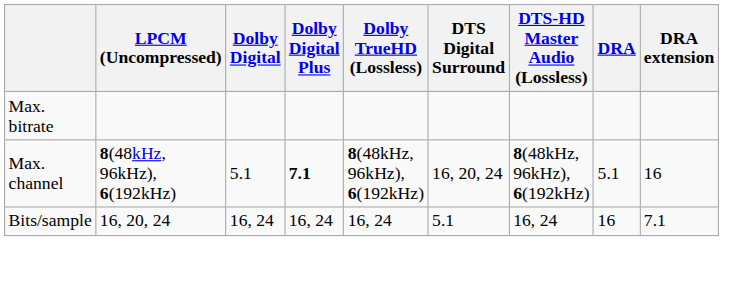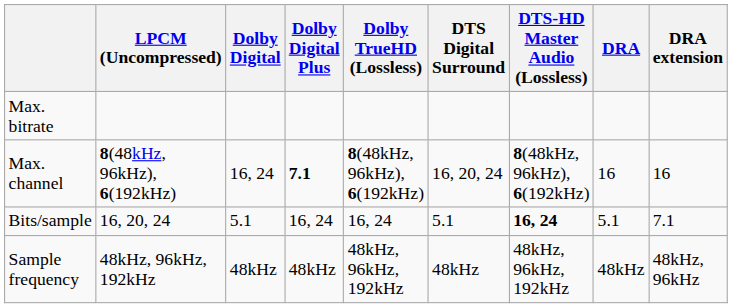(241, 173) 5.1 -> (252, 173) 16, 24
(609, 173) 5.1 -> (606, 173) 16
(252, 220) 16, 24 -> (241, 220) 5.1
(535, 220) normal -> (535, 220) bold
(606, 220) 16 -> (609, 220) 5.1
+ row: (44, 268)
